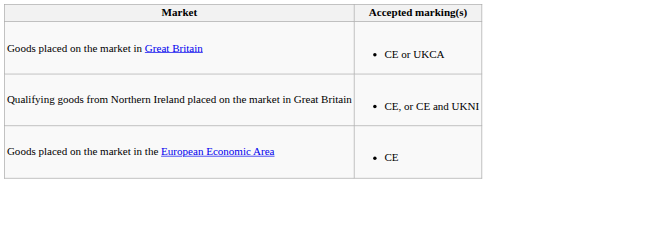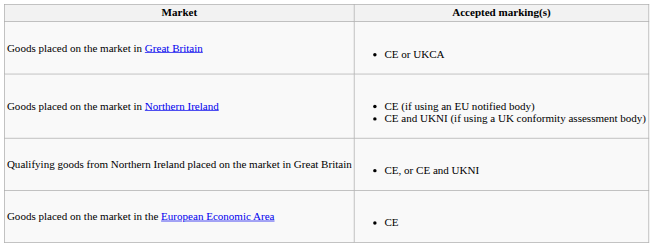+ row: (113, 106)
